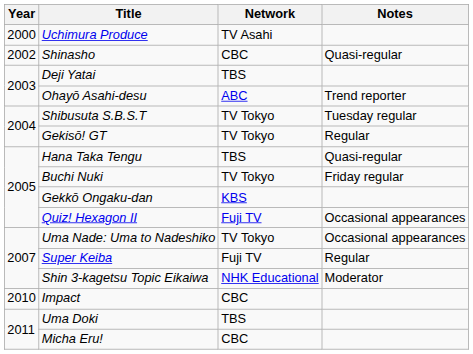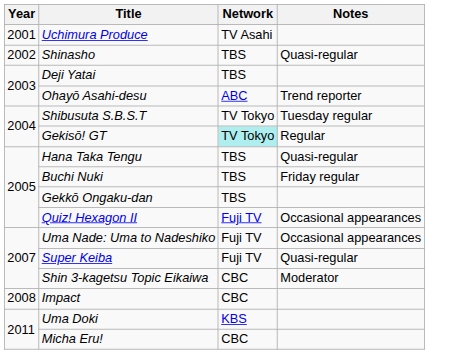(22, 34) 2000 -> (22, 34) 2001
(235, 55) CBC -> (234, 55) TBS
(248, 136) no background -> (248, 136) paleturquoise background
(248, 177) TV Tokyo -> (234, 177) TBS
(234, 197) KBS -> (234, 197) TBS
(248, 237) TV Tokyo -> (241, 237) Fuji TV
(347, 258) Regular -> (319, 258) Quasi-regular
(270, 278) NHK Educational -> (235, 278) CBC
(22, 298) 2010 -> (22, 298) 2008
(234, 319) TBS -> (234, 319) KBS
